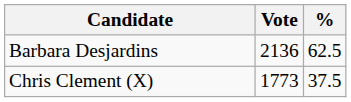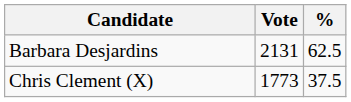(279, 50) 2136 -> (279, 50) 2131
